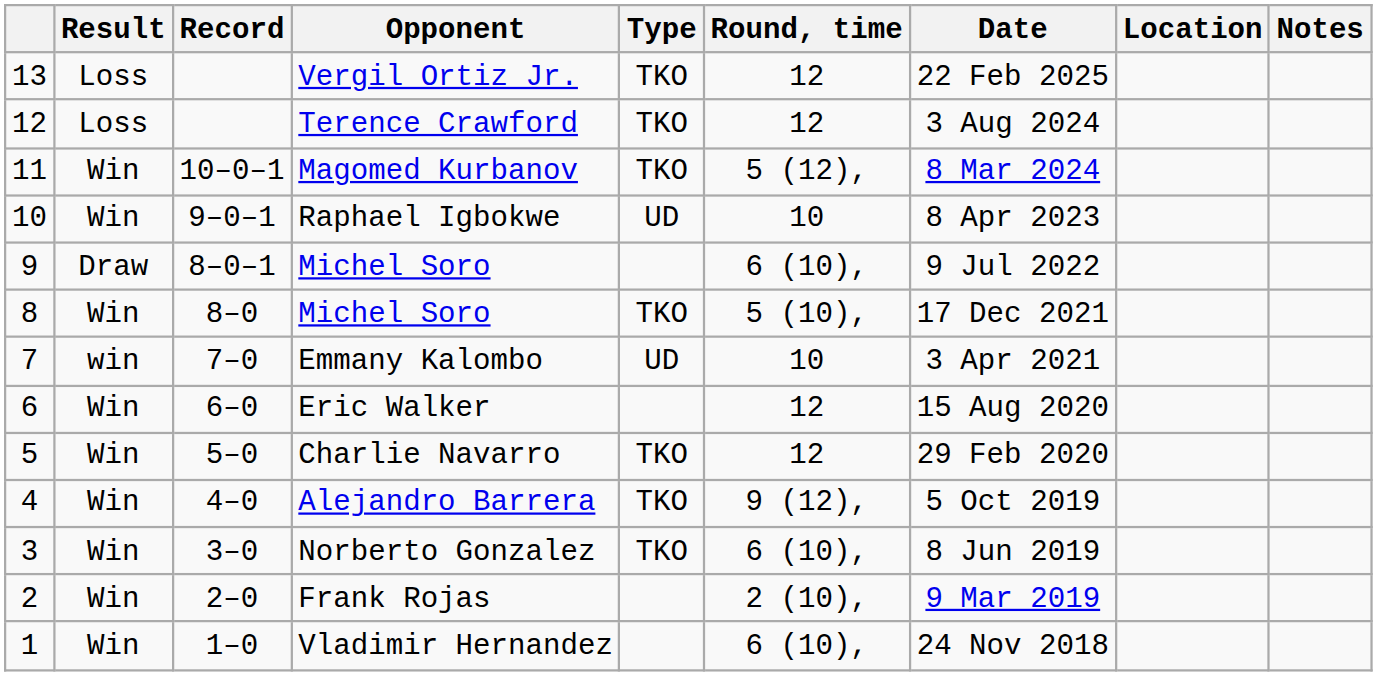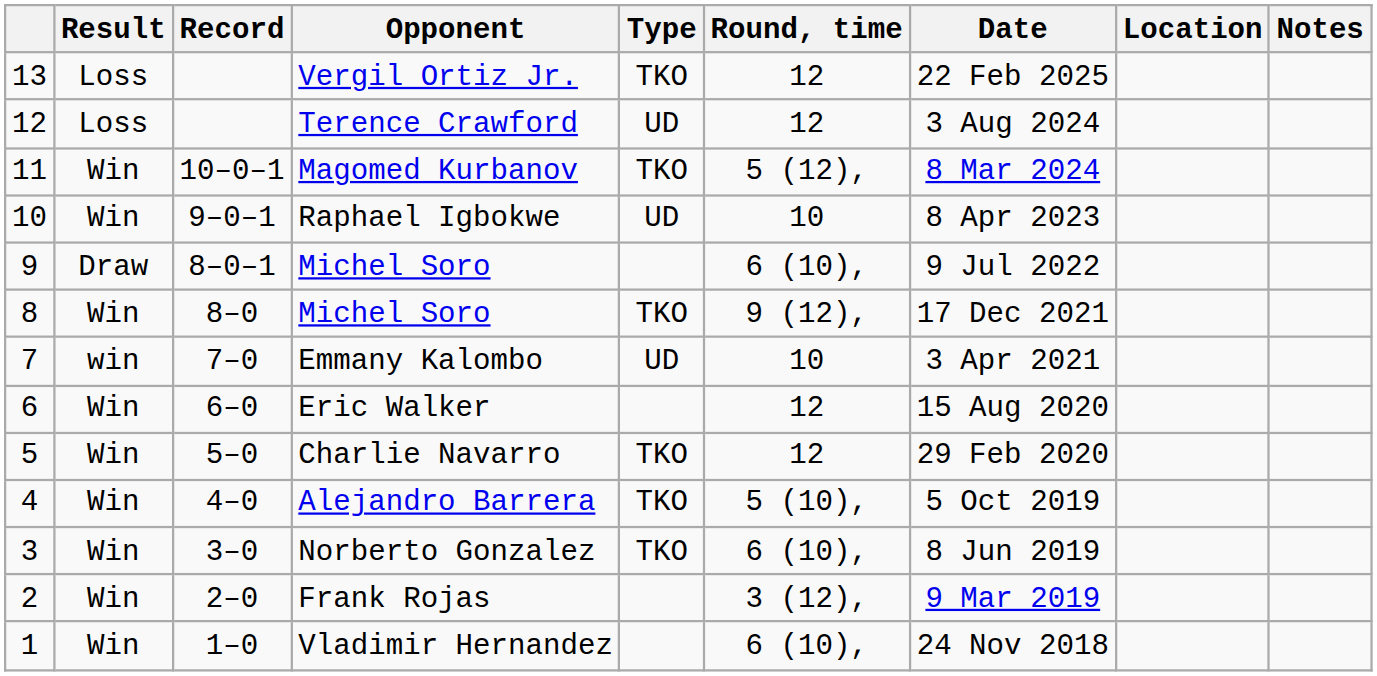(662, 124) TKO -> (662, 124) UD
(807, 314) 5 (10), -> (807, 314) 9 (12),
(807, 503) 9 (12), -> (807, 503) 5 (10),
(807, 598) 2 (10), -> (807, 598) 3 (12),
